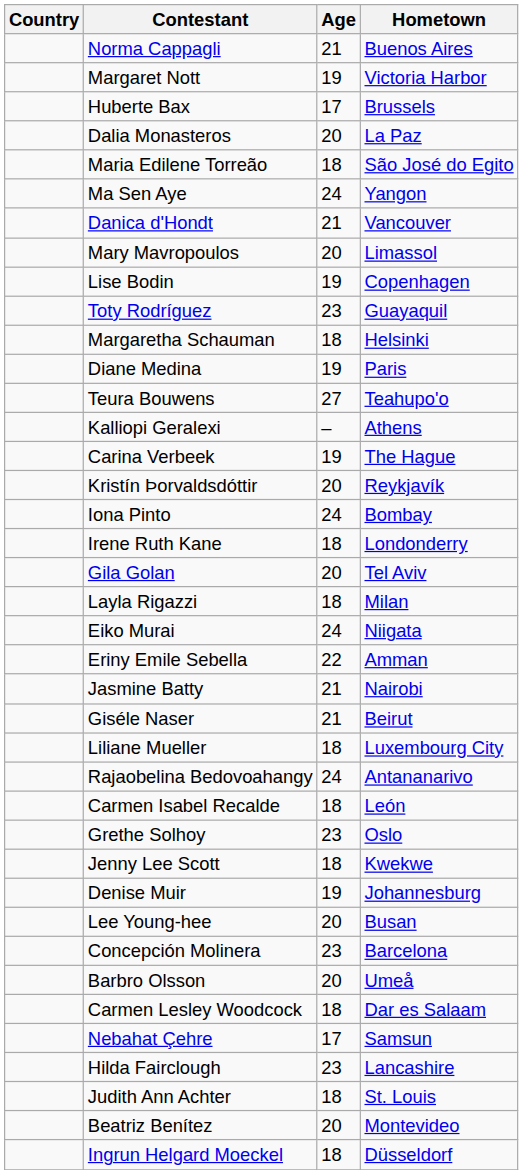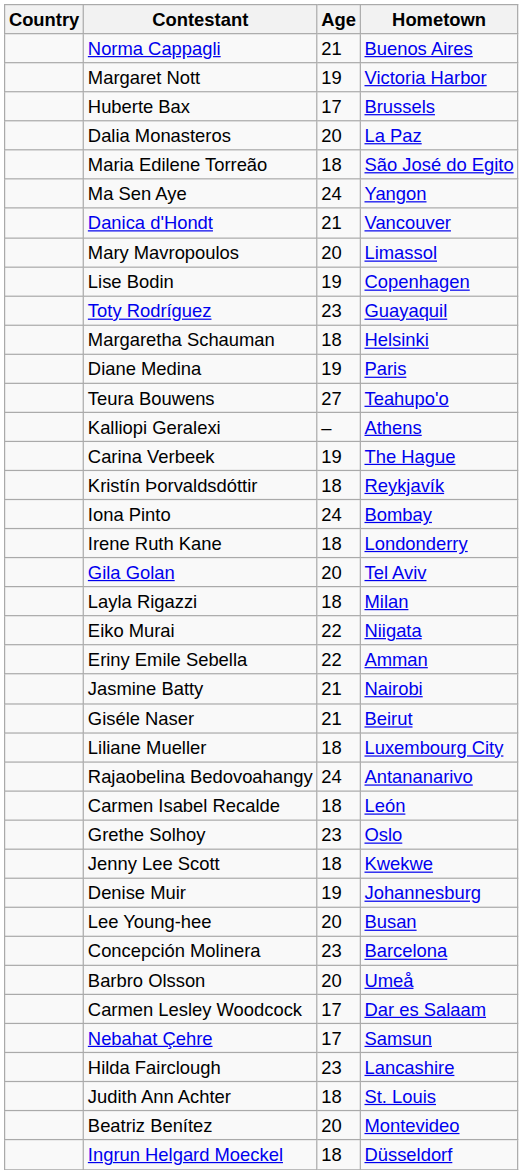(331, 485) 20 -> (331, 485) 18
(331, 631) 24 -> (331, 631) 22
(331, 1009) 18 -> (331, 1009) 17
